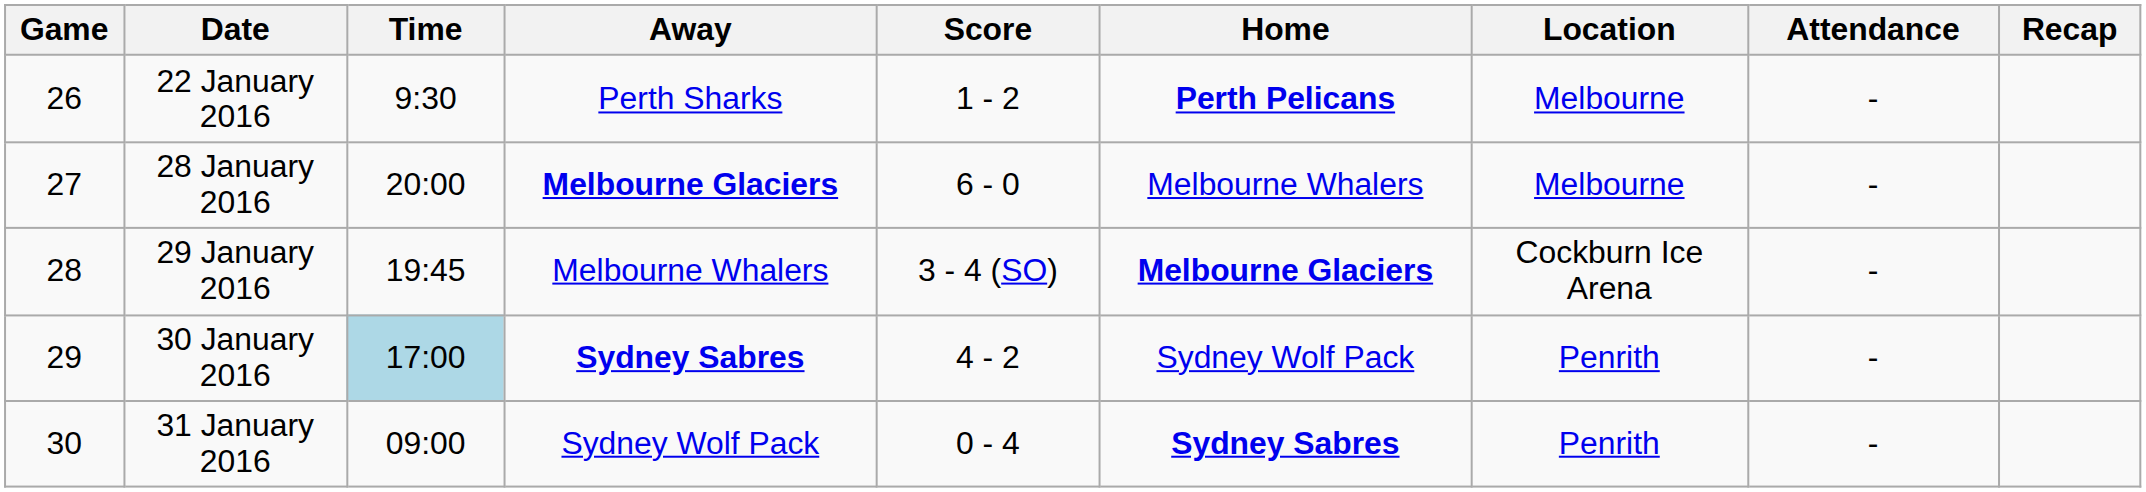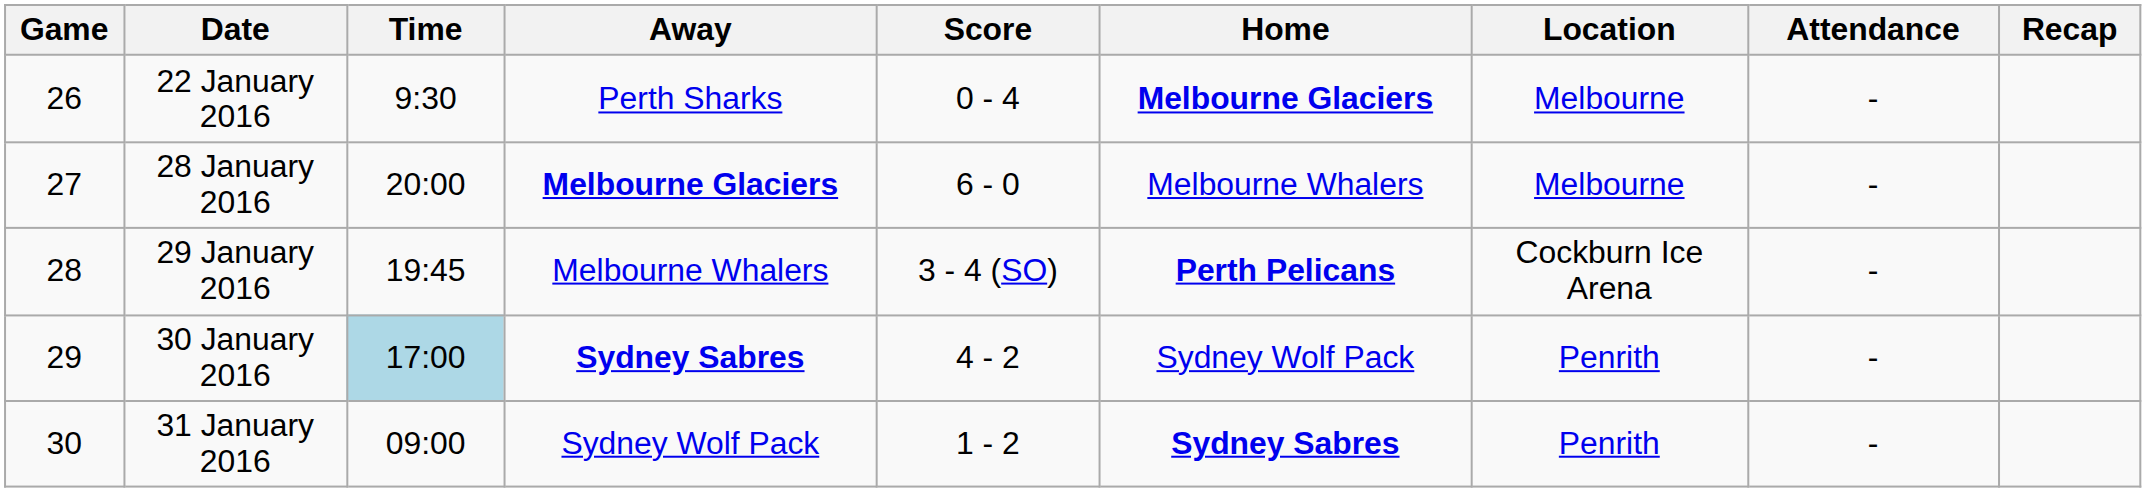(988, 98) 1 - 2 -> (988, 98) 0 - 4
(1285, 98) Perth Pelicans -> (1285, 98) Melbourne Glaciers
(1285, 270) Melbourne Glaciers -> (1285, 270) Perth Pelicans
(988, 443) 0 - 4 -> (988, 443) 1 - 2
